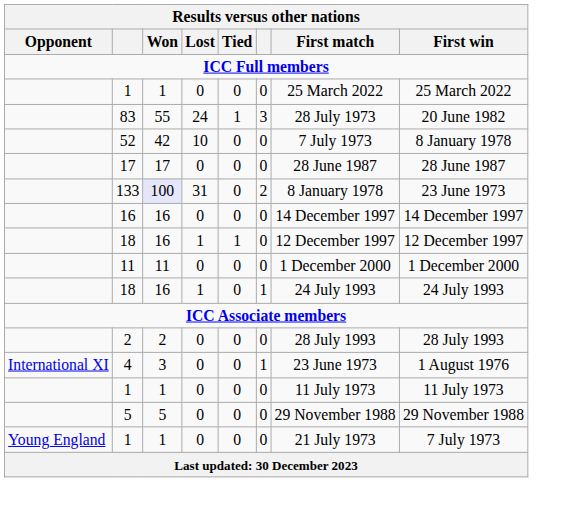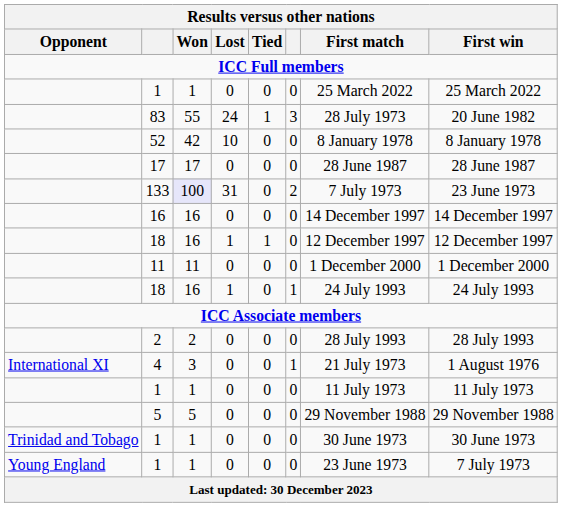(335, 141) 7 July 1973 -> (365, 141) 8 January 1978
(335, 191) 8 January 1978 -> (365, 191) 7 July 1973
(335, 365) 23 June 1973 -> (365, 365) 21 July 1973
+ row: (73, 439)
(335, 439) 21 July 1973 -> (365, 464) 23 June 1973
